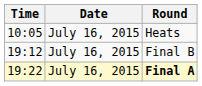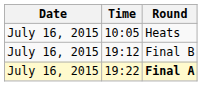columns swapped: (94, 14) <-> (25, 14)
